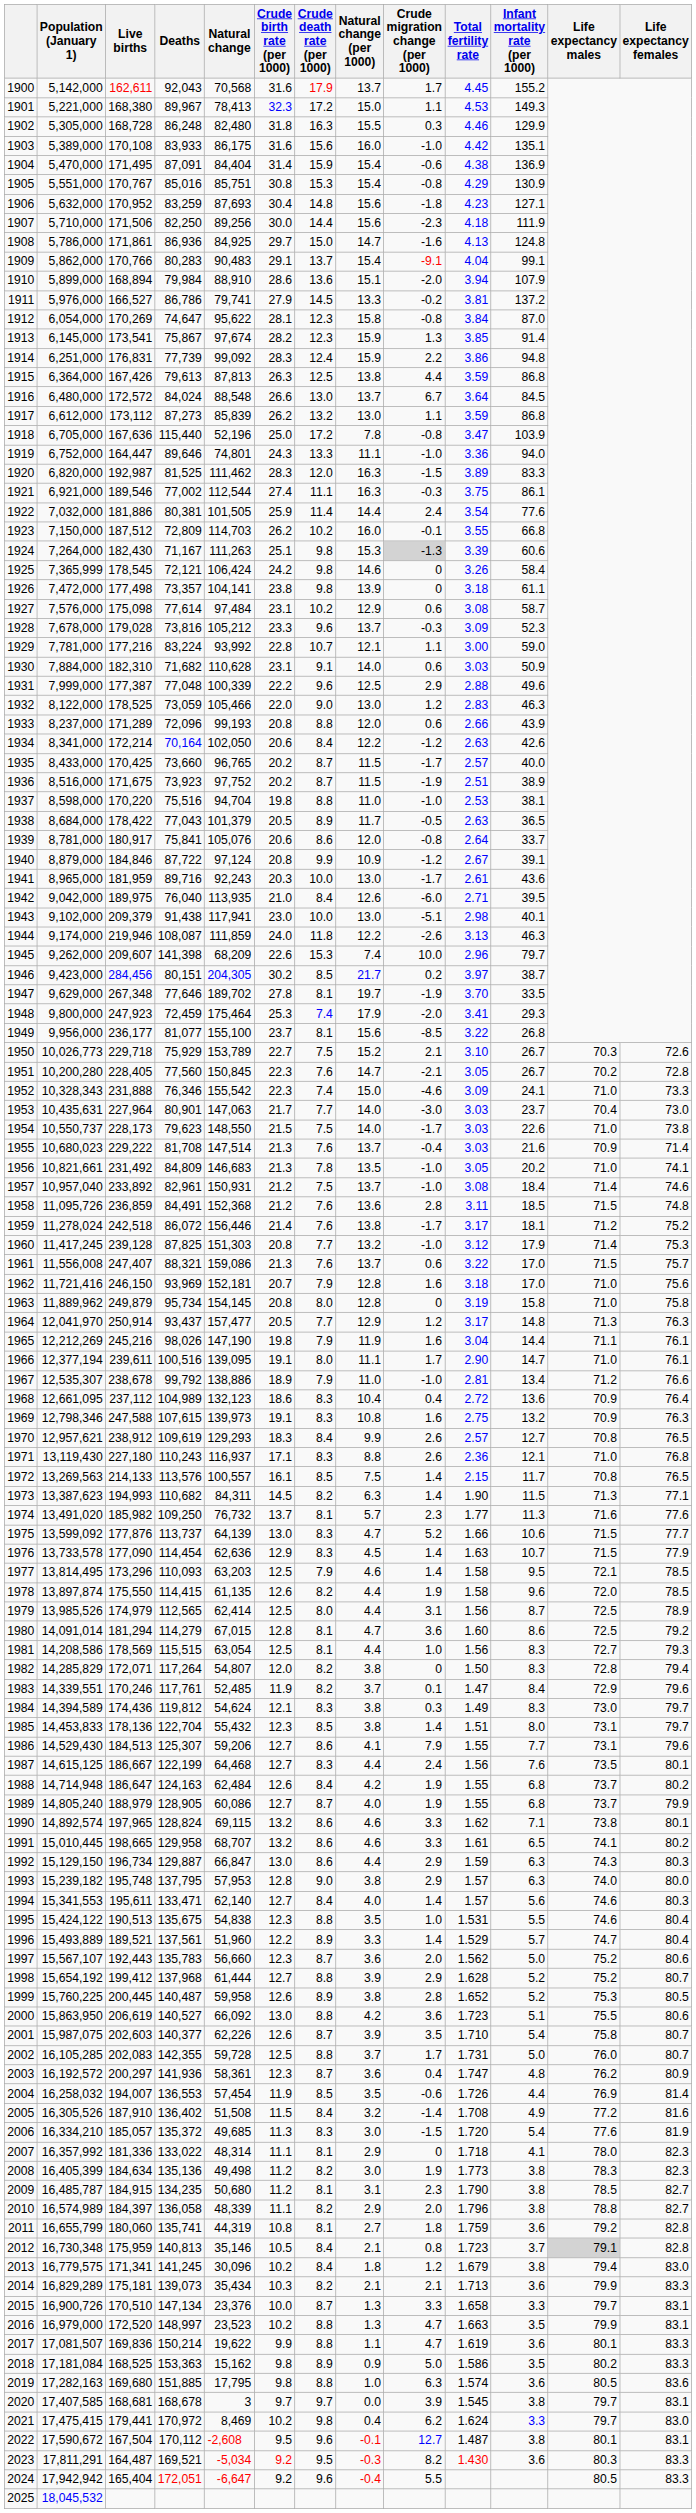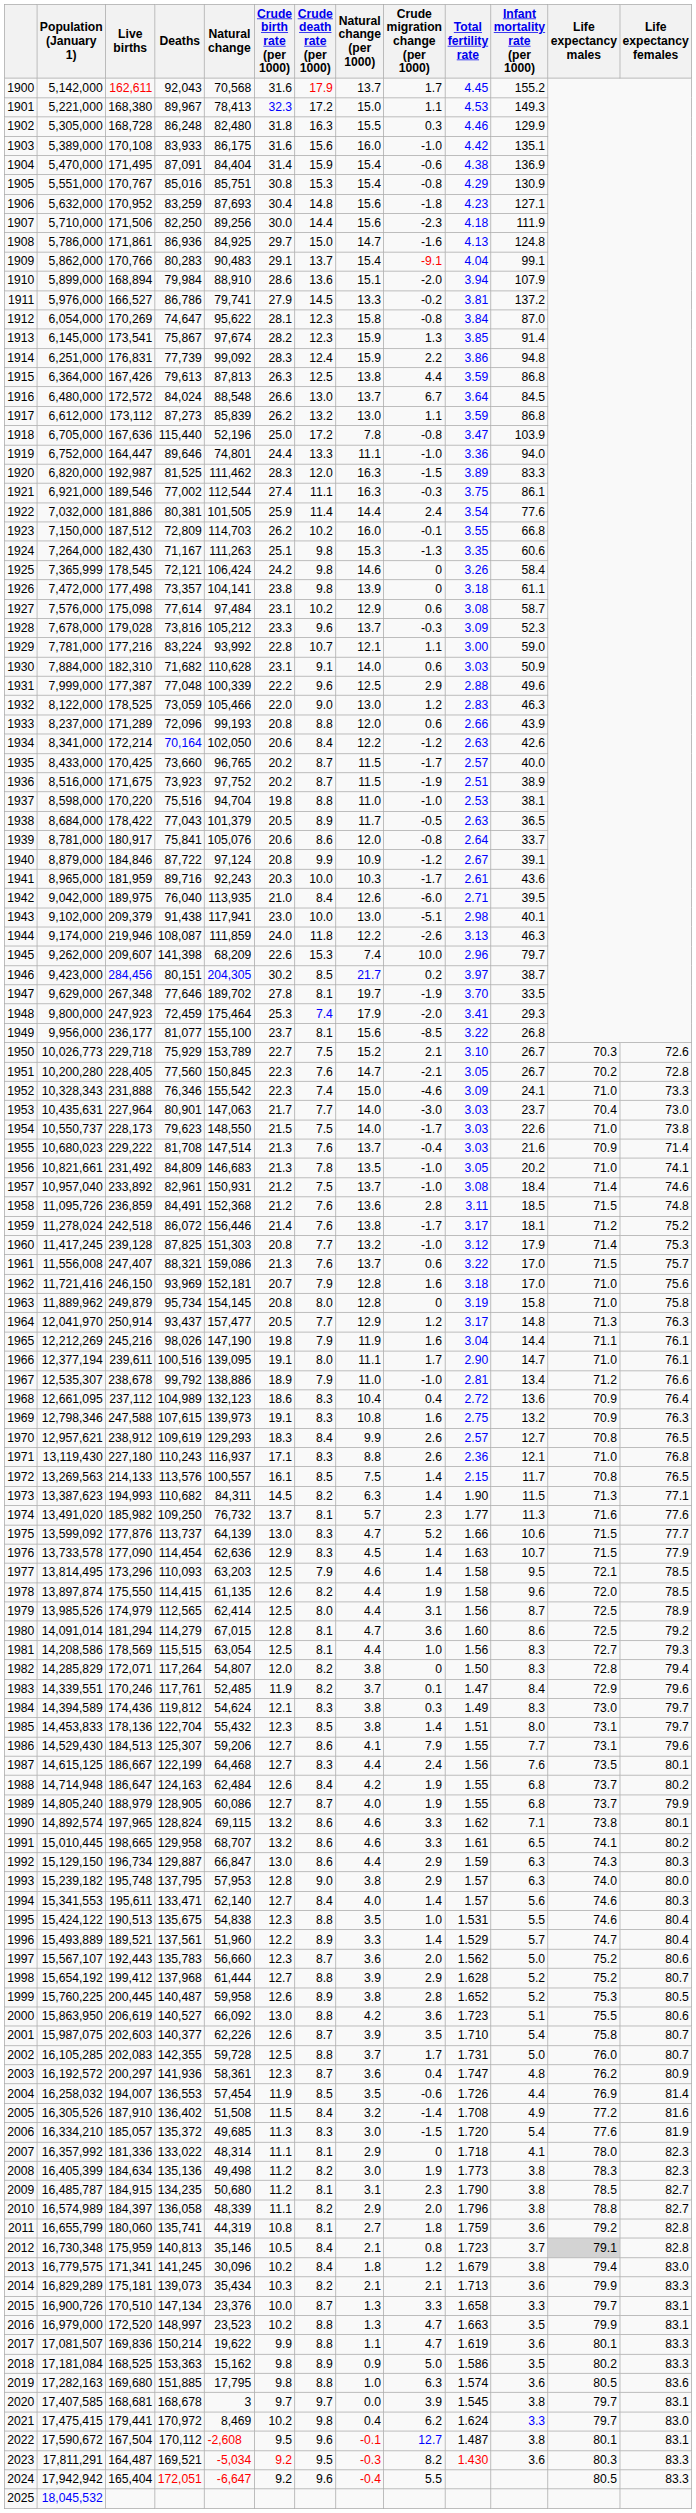(280, 454) 24.3 -> (280, 454) 24.4
(432, 550) lightgrey background -> (432, 550) no background
(476, 550) 3.39 -> (476, 550) 3.35
(369, 878) 13.0 -> (369, 878) 10.3
